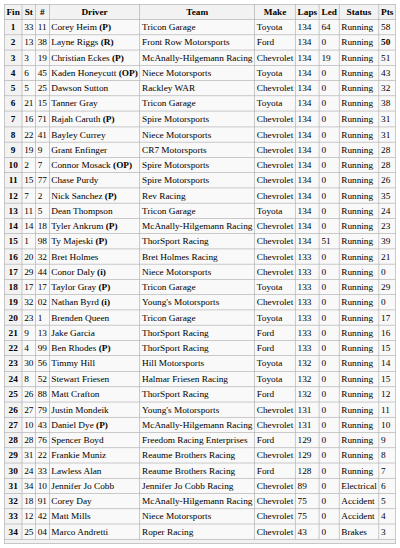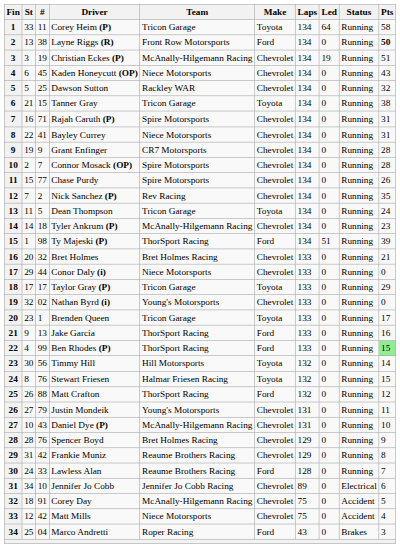(270, 73) Toyota -> (275, 73) Chevrolet
(275, 241) Chevrolet -> (265, 241) Ford
(386, 348) no background -> (386, 348) lightgreen background
(42, 379) 52 -> (42, 379) 76
(195, 440) Freedom Racing Enterprises -> (180, 440) Bret Holmes Racing
(265, 440) Ford -> (275, 440) Chevrolet
(42, 455) 22 -> (42, 455) 42
(275, 532) Chevrolet -> (265, 532) Ford
